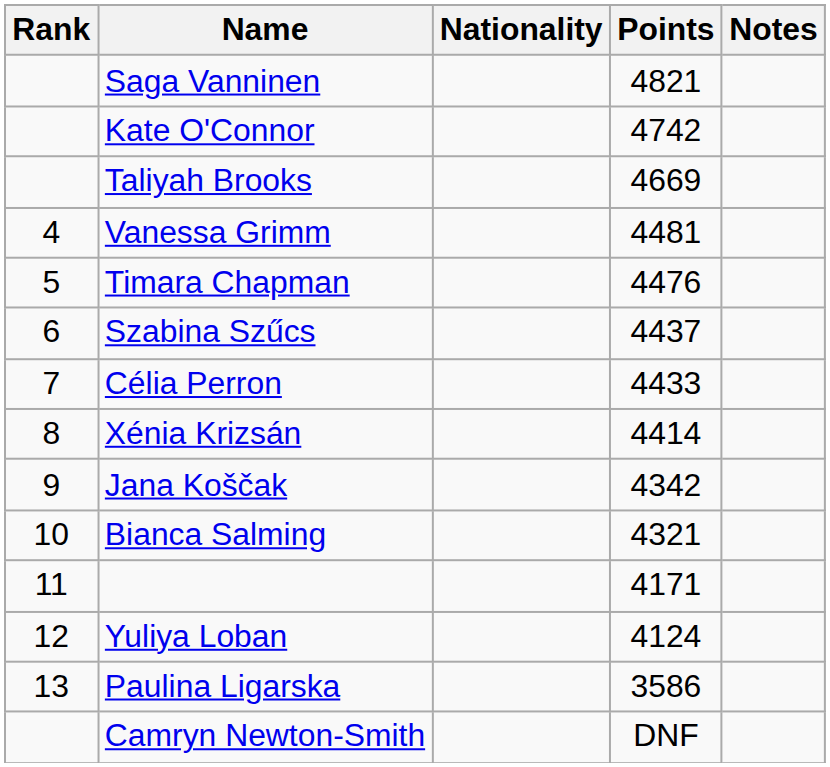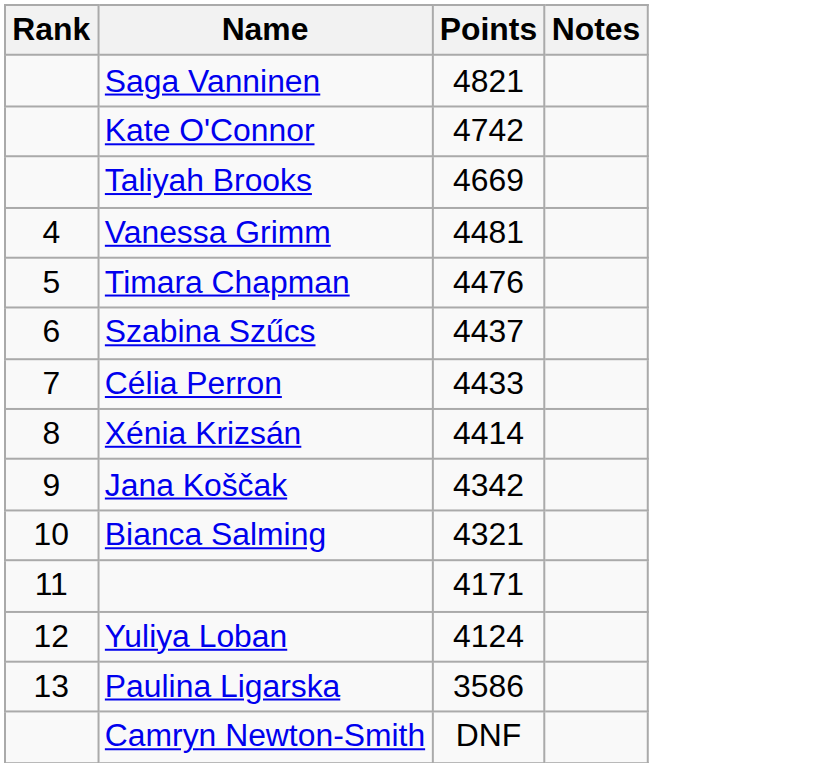- column: (521, 29)
